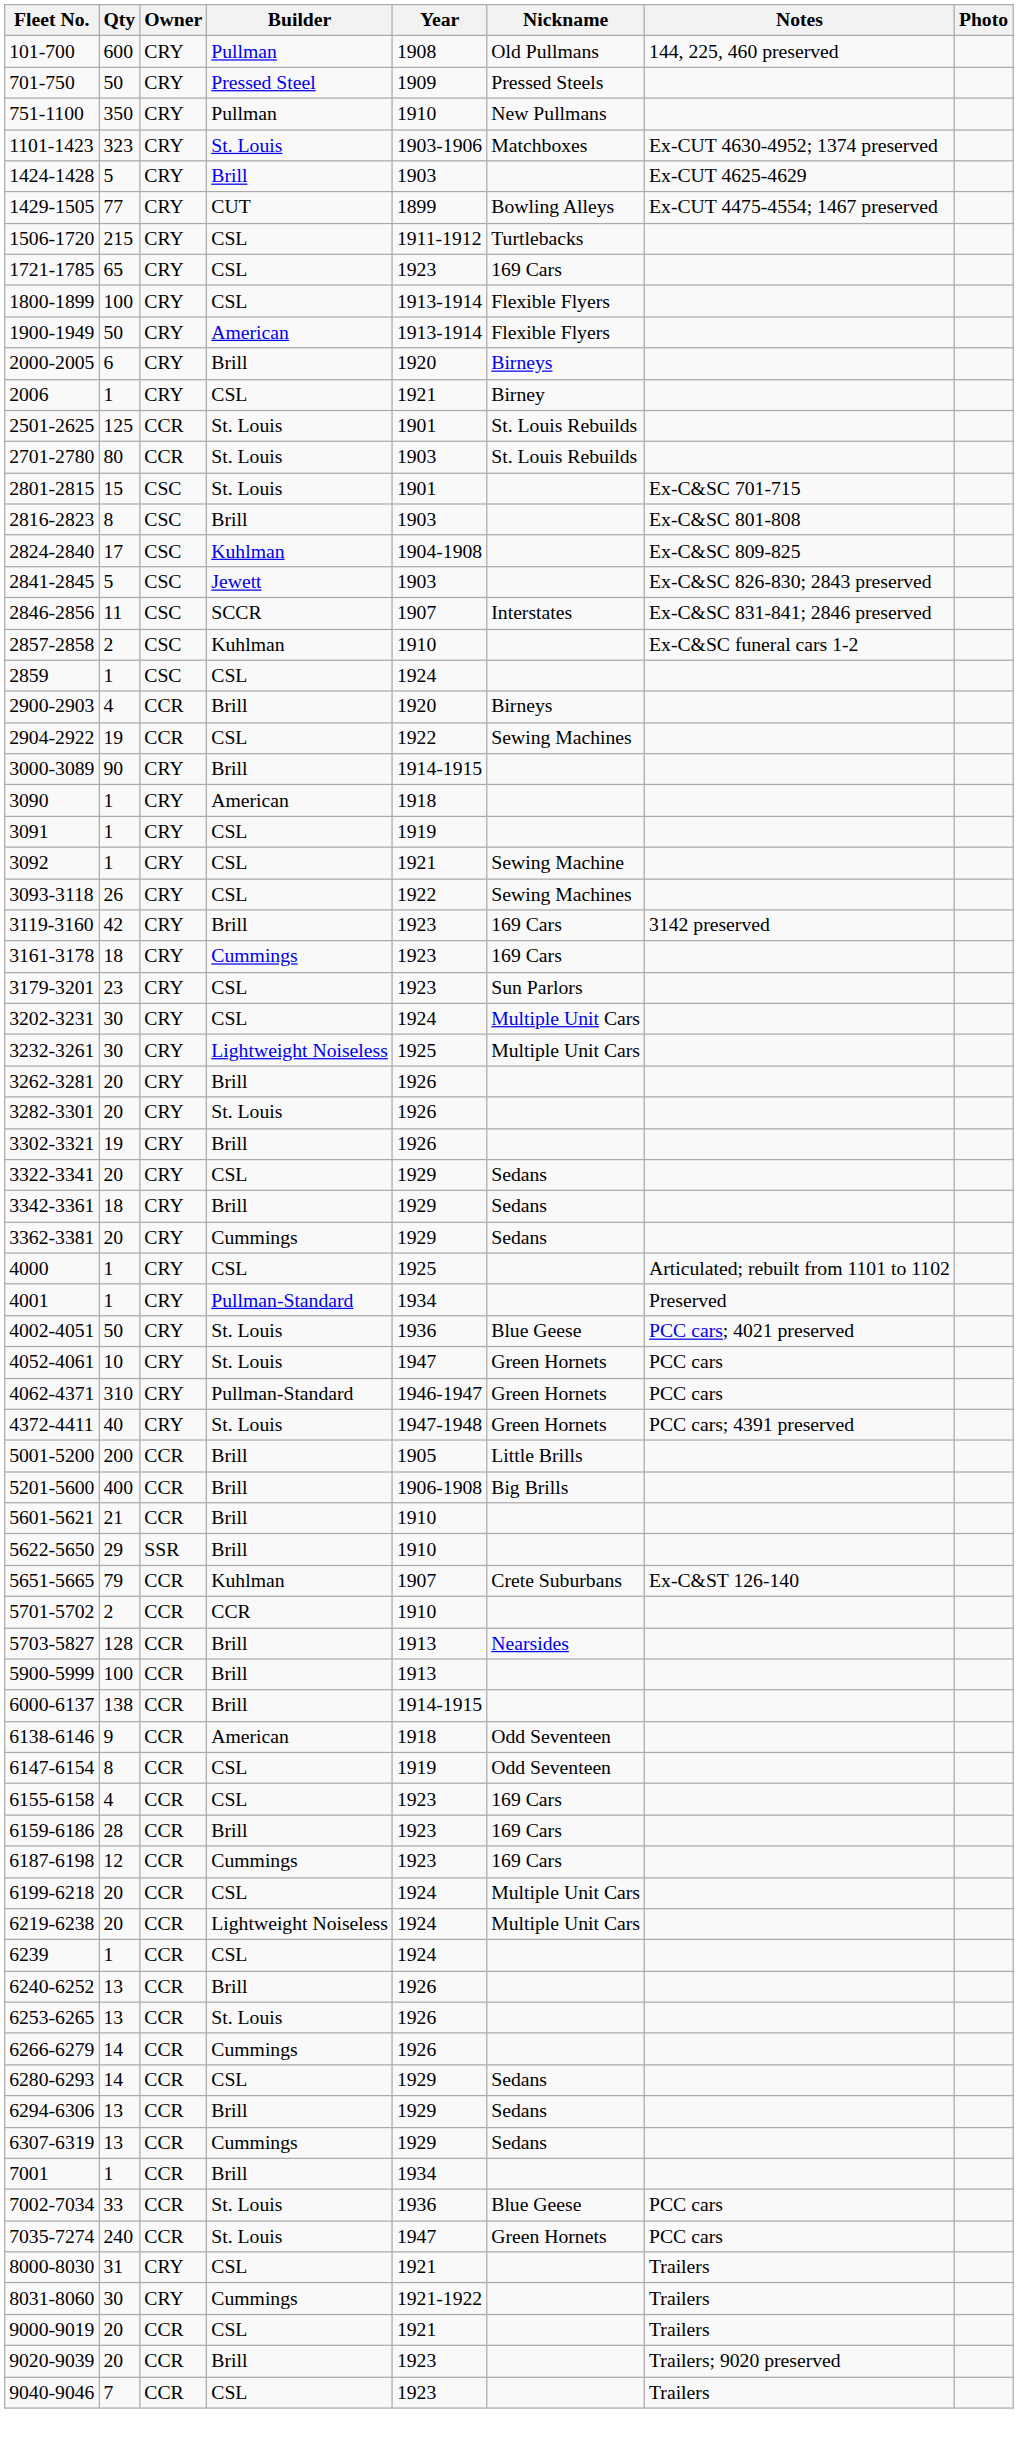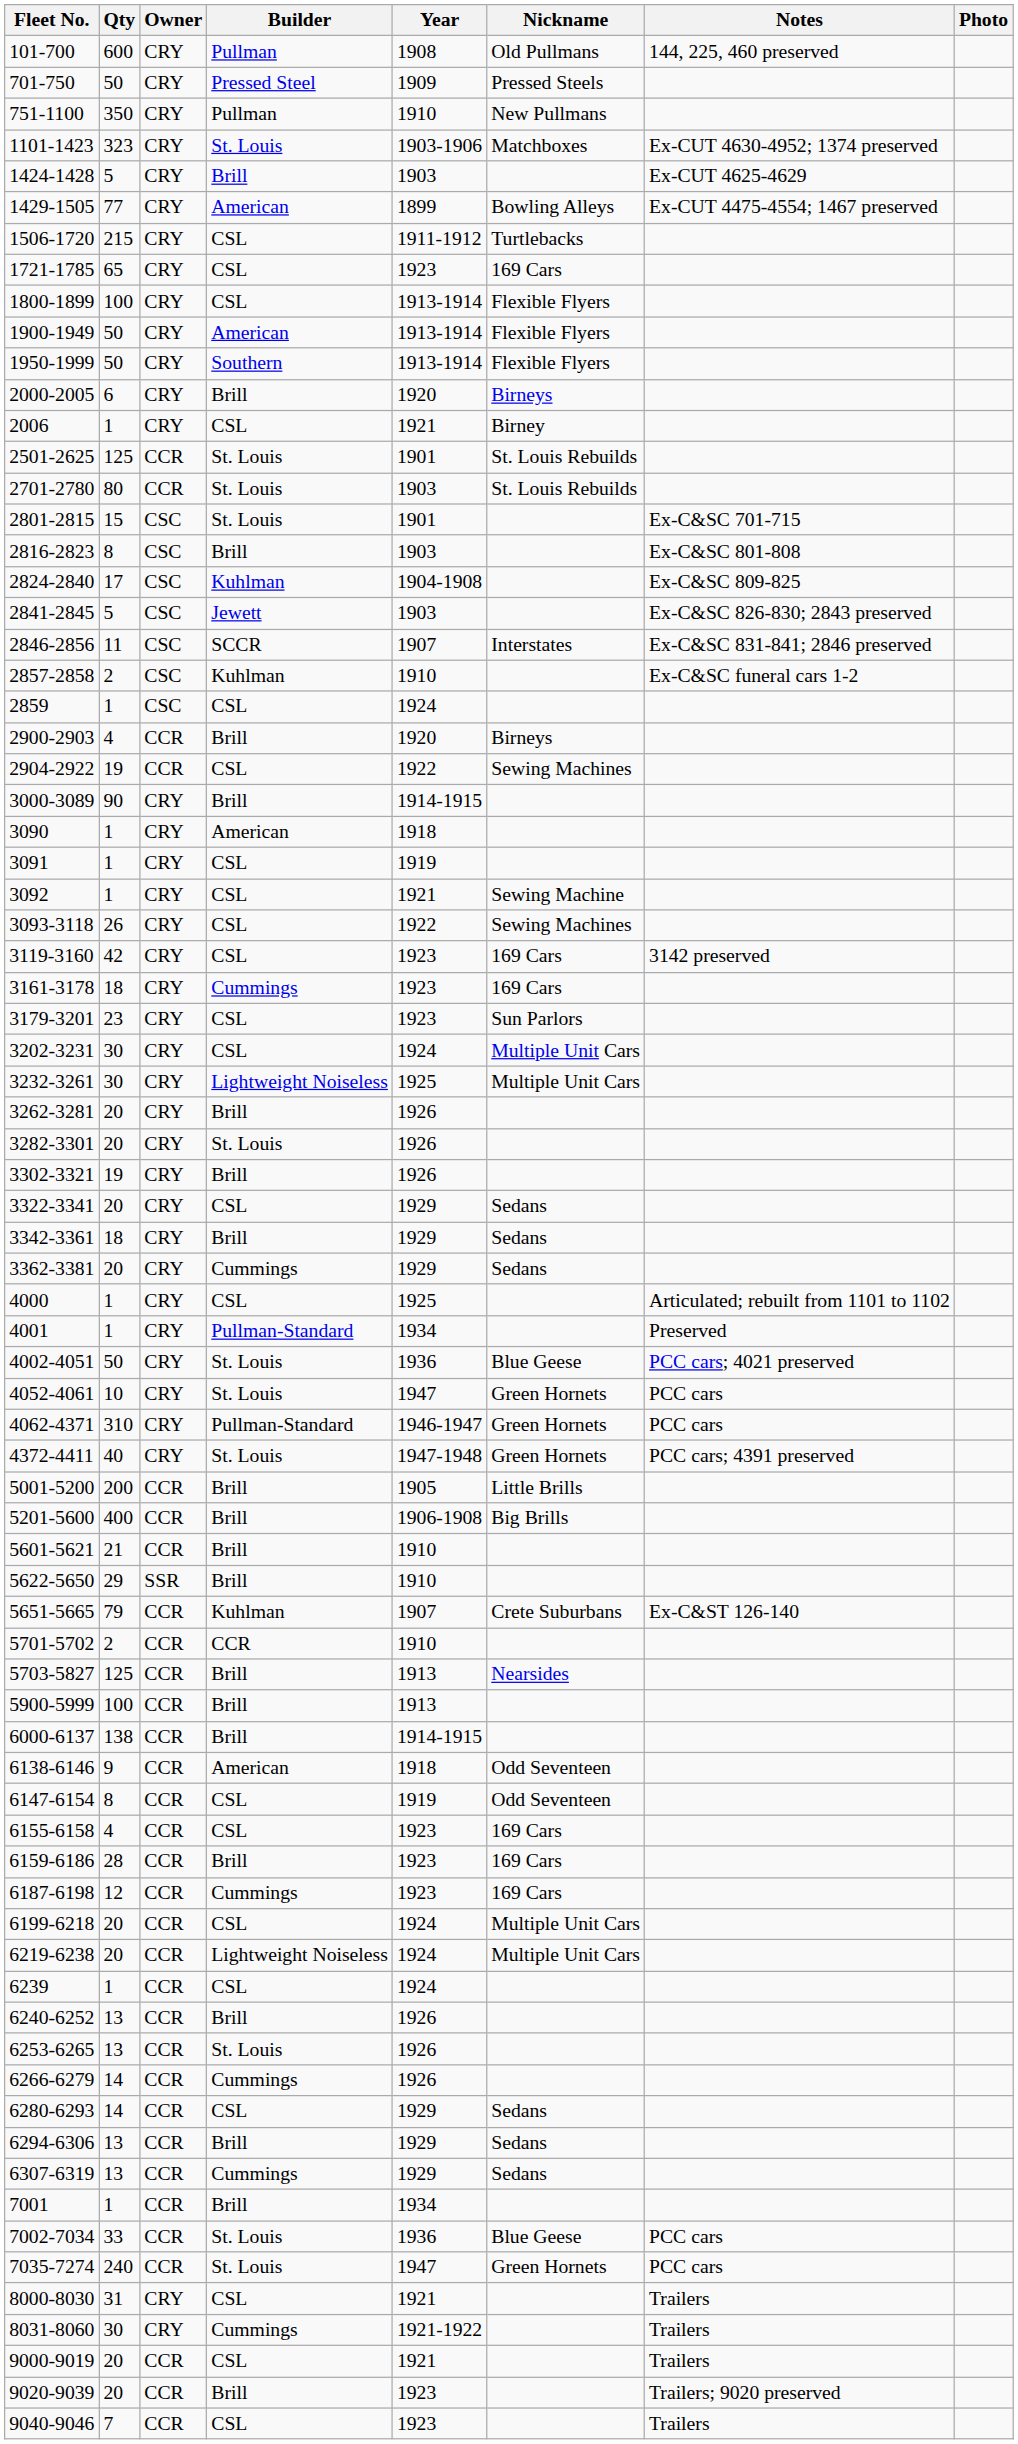(231, 207) CUT -> (250, 207) American
+ row: (52, 363)
(229, 925) Brill -> (229, 956) CSL
(118, 1643) 128 -> (118, 1674) 125
